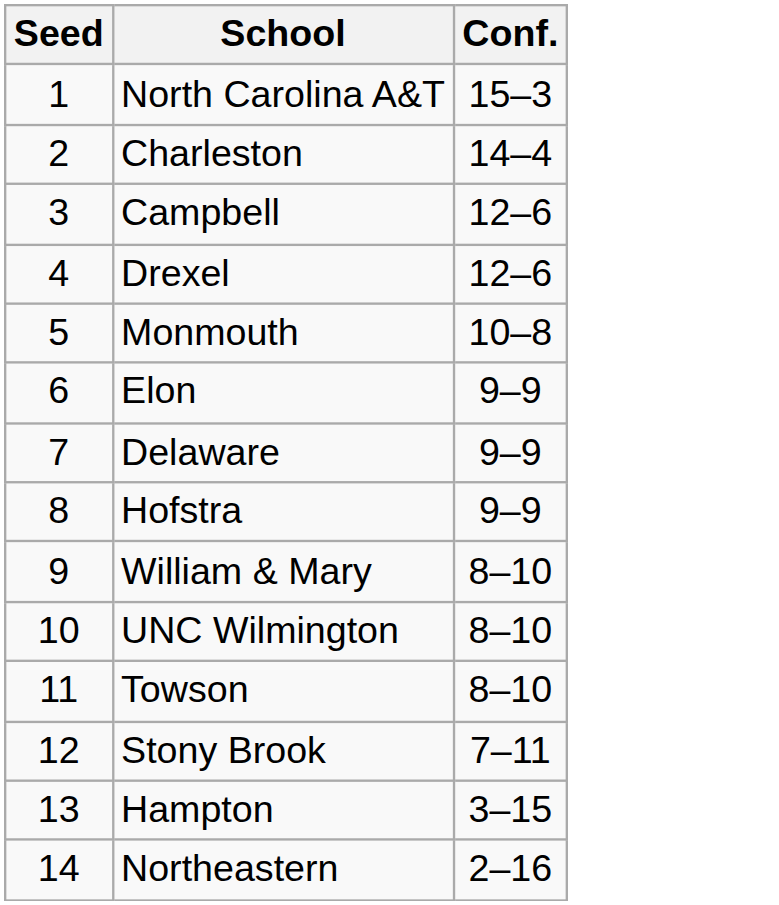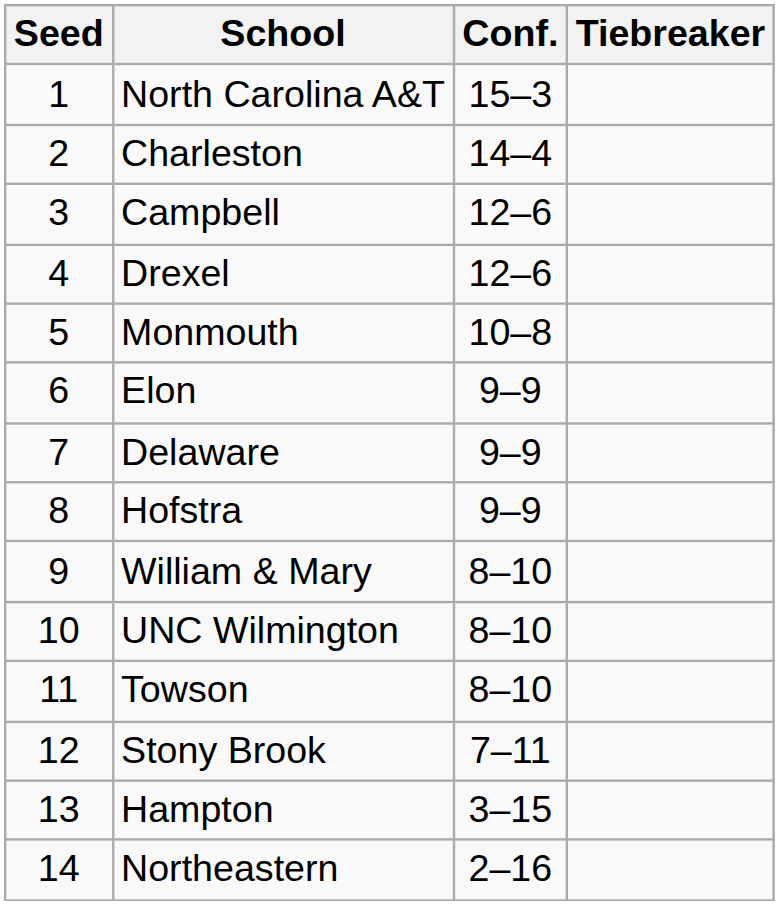+ column: (670, 34)
